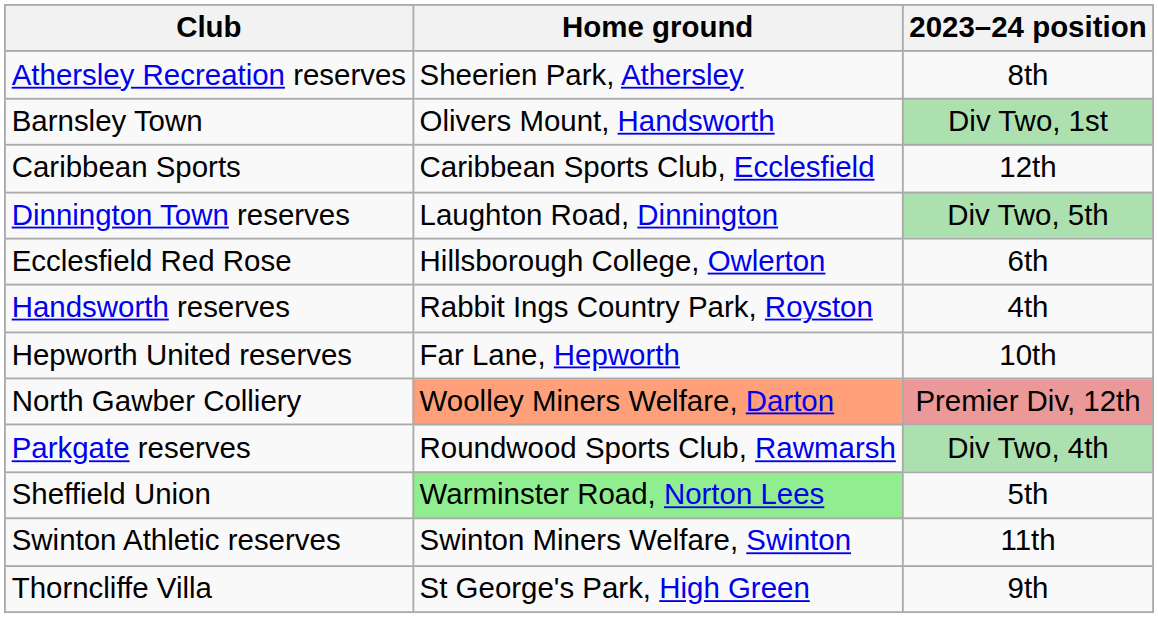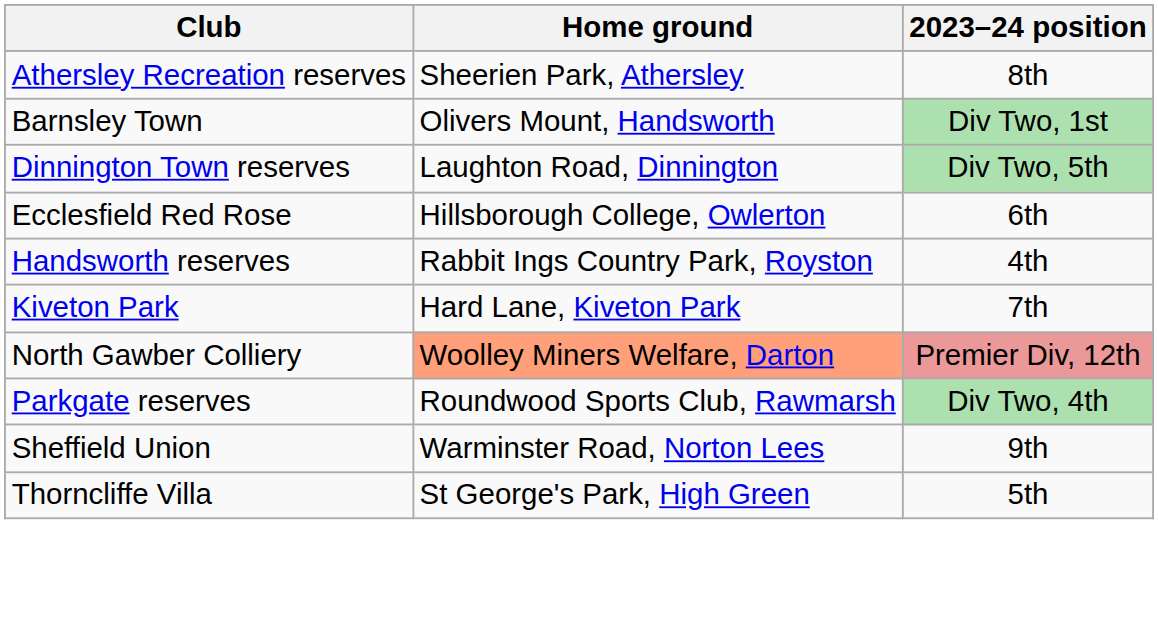- row: (126, 167)
- row: (182, 354)
+ row: (95, 307)
(622, 494) lightgreen background -> (622, 448) no background
(1028, 494) 5th -> (1028, 448) 9th
- row: (176, 541)
(1028, 588) 9th -> (1028, 494) 5th
